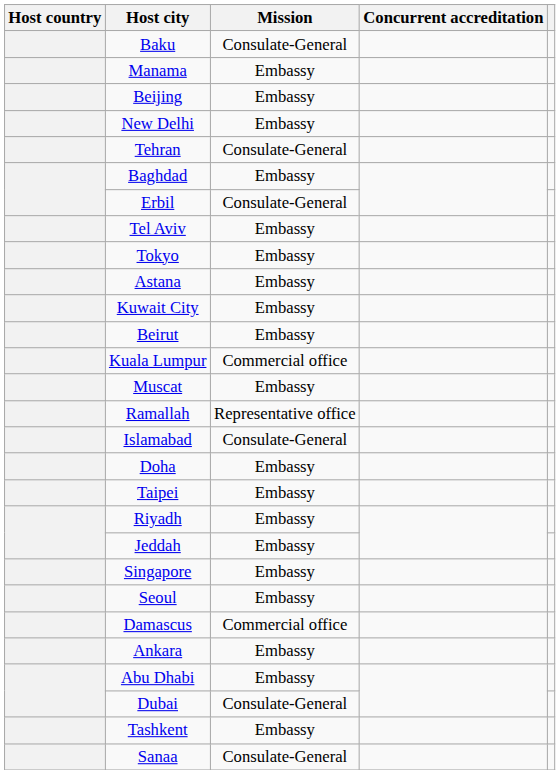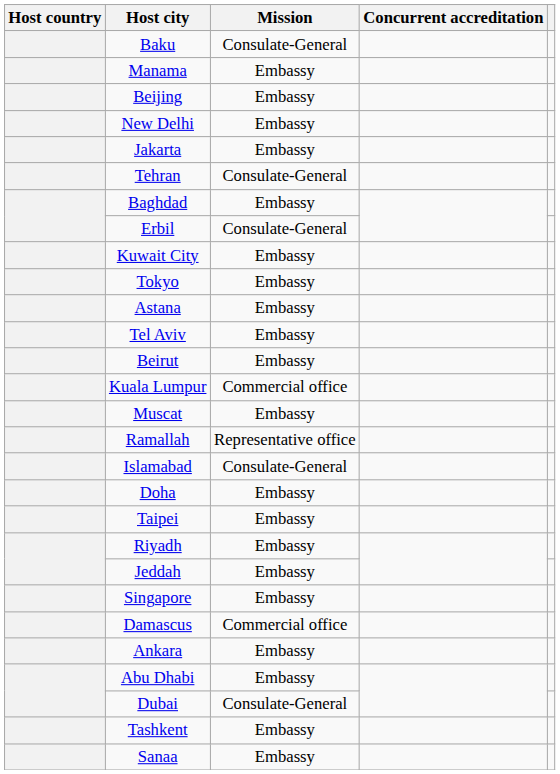+ row: (158, 149)
rows swapped: (158, 228) <-> (158, 307)
- row: (158, 598)
(285, 756) Consulate-General -> (285, 756) Embassy
